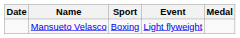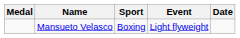columns swapped: (220, 12) <-> (17, 12)
